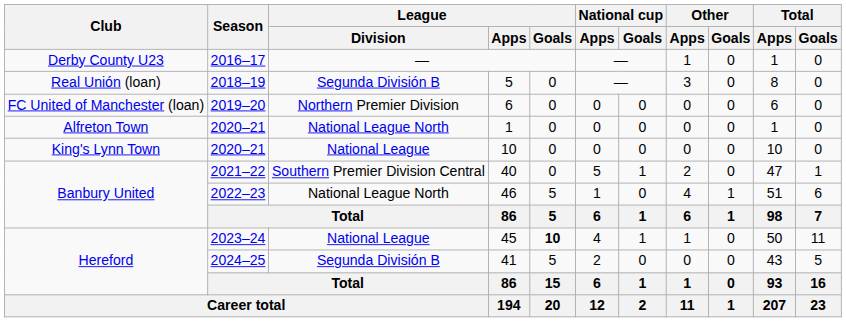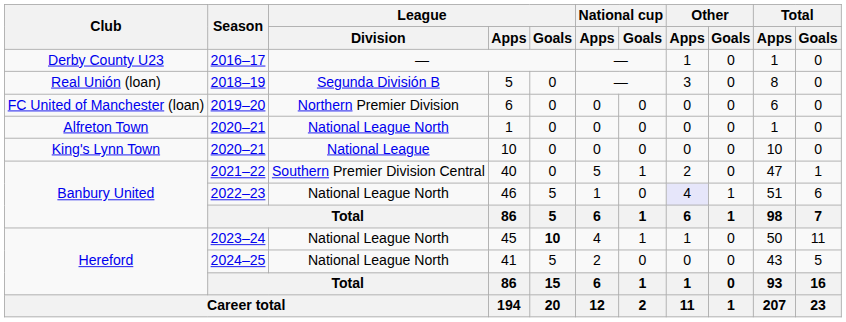(687, 194) no background -> (687, 194) lavender background
(378, 238) National League -> (378, 238) National League North
(378, 261) Segunda División B -> (378, 261) National League North
